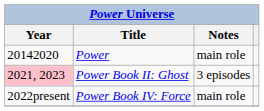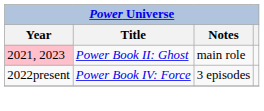- row: (93, 55)
(223, 75) 3 episodes -> (221, 55) main role
(221, 95) main role -> (223, 75) 3 episodes
